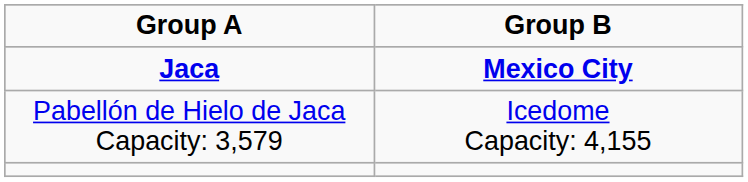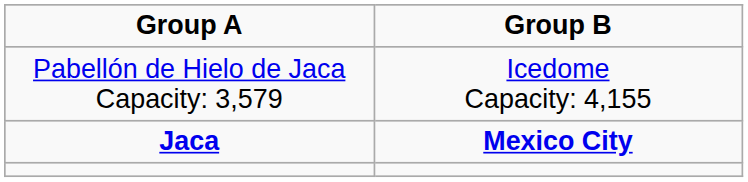rows swapped: (189, 68) <-> (189, 126)
